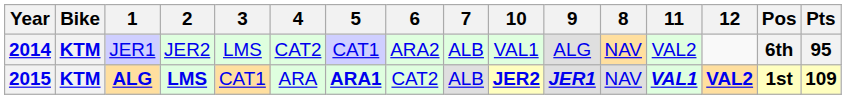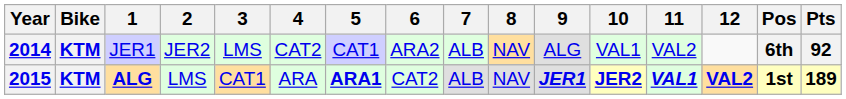columns swapped: (623, 19) <-> (516, 19)
(821, 49) 95 -> (821, 49) 92
(187, 79) bold -> (187, 79) normal
(821, 79) 109 -> (821, 79) 189
